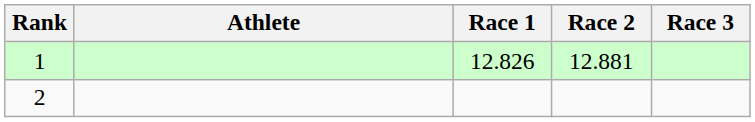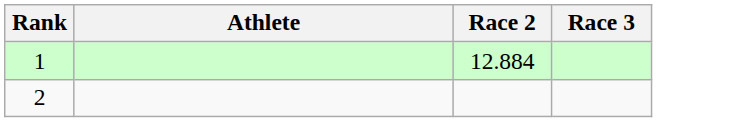- column: (502, 23)
(601, 60) 12.881 -> (502, 60) 12.884
